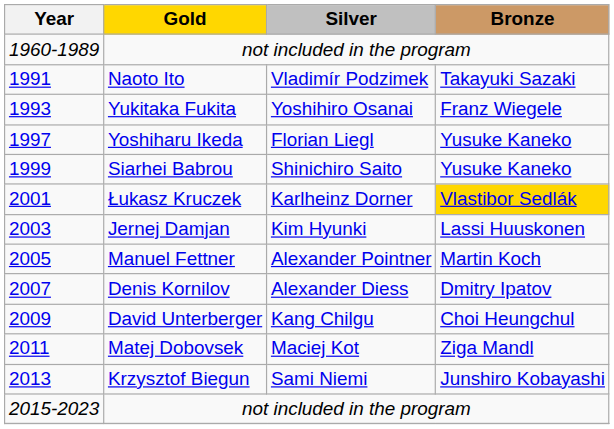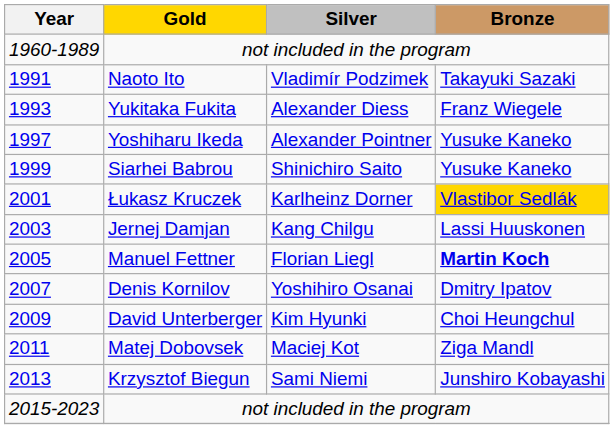(342, 109) Yoshihiro Osanai -> (340, 109) Alexander Diess
(322, 139) Florian Liegl -> (351, 139) Alexander Pointner
(319, 229) Kim Hyunki -> (322, 229) Kang Chilgu
(351, 259) Alexander Pointner -> (322, 259) Florian Liegl
(491, 259) normal -> (495, 259) bold
(340, 288) Alexander Diess -> (342, 288) Yoshihiro Osanai
(322, 318) Kang Chilgu -> (319, 318) Kim Hyunki
